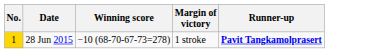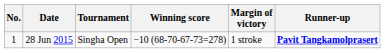+ column: (103, 18)
(14, 40) gold background -> (14, 40) no background
